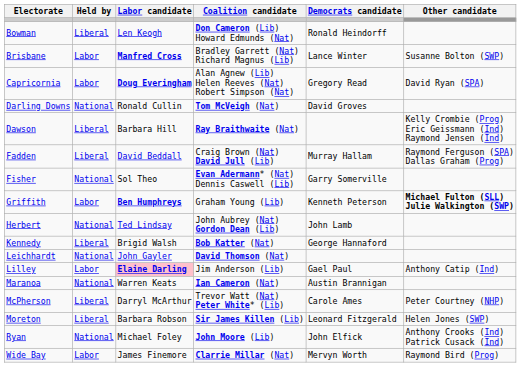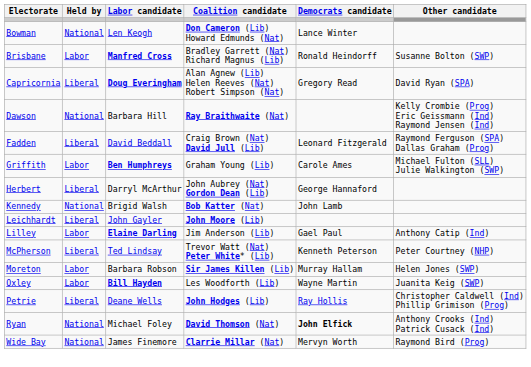(92, 33) Liberal -> (84, 33) National
(347, 33) Ronald Heindorff -> (328, 33) Lance Winter
(337, 56) Lance Winter -> (337, 56) Ronald Heindorff
(87, 83) Labor -> (82, 83) Liberal
- row: (38, 106)
(92, 129) Liberal -> (84, 116) National
(340, 156) Murray Hallam -> (342, 143) Leonard Fitzgerald
- row: (21, 179)
(347, 202) Kenneth Peterson -> (325, 166) Carole Ames
(460, 202) bold -> (450, 166) normal
(94, 225) National -> (82, 189) Liberal
(145, 225) Ted Lindsay -> (145, 189) Darryl McArthur
(330, 225) John Lamb -> (337, 189) George Hannaford
(92, 243) Liberal -> (84, 207) National
(347, 243) George Hannaford -> (320, 207) John Lamb
(94, 256) National -> (82, 220) Liberal
(242, 256) David Thomson (Nat) -> (225, 220) John Moore (Lib)
(152, 270) pink background -> (142, 233) no background
- row: (24, 283)
(155, 301) Darryl McArthur -> (135, 251) Ted Lindsay
(335, 301) Carole Ames -> (337, 251) Kenneth Peterson
(92, 319) Liberal -> (77, 270) Labor
(352, 319) Leonard Fitzgerald -> (330, 270) Murray Hallam
+ row: (19, 283)
+ row: (21, 301)
(235, 337) John Moore (Lib) -> (232, 324) David Thomson (Nat)
(335, 337) normal -> (325, 324) bold
(87, 355) Labor -> (84, 342) National
